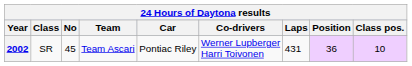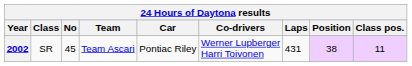(331, 49) 36 -> (331, 49) 38
(380, 49) 10 -> (380, 49) 11
